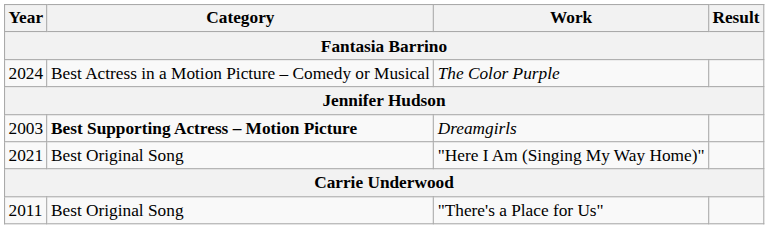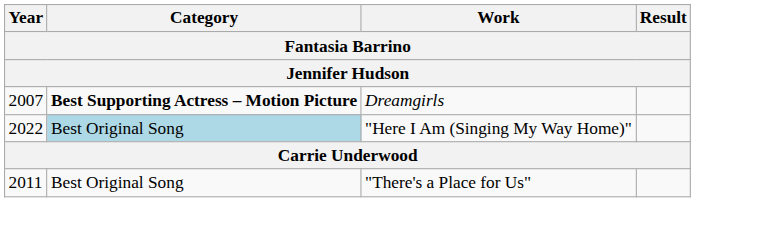- row: (499, 73)
(26, 127) 2003 -> (26, 100) 2007
(26, 155) 2021 -> (26, 127) 2022
(117, 155) no background -> (117, 127) lightblue background
